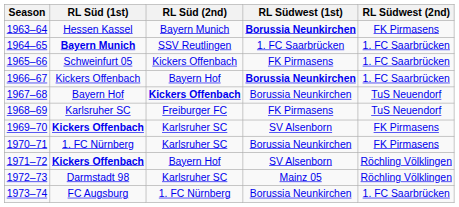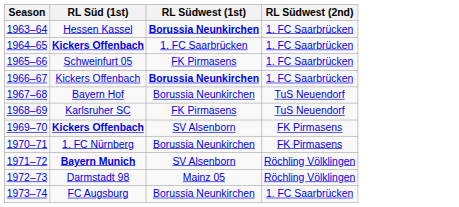- column: (195, 12)
(406, 29) FK Pirmasens -> (310, 29) 1. FC Saarbrücken
(98, 45) Bayern Munich -> (98, 45) Kickers Offenbach
(98, 161) Kickers Offenbach -> (98, 161) Bayern Munich
